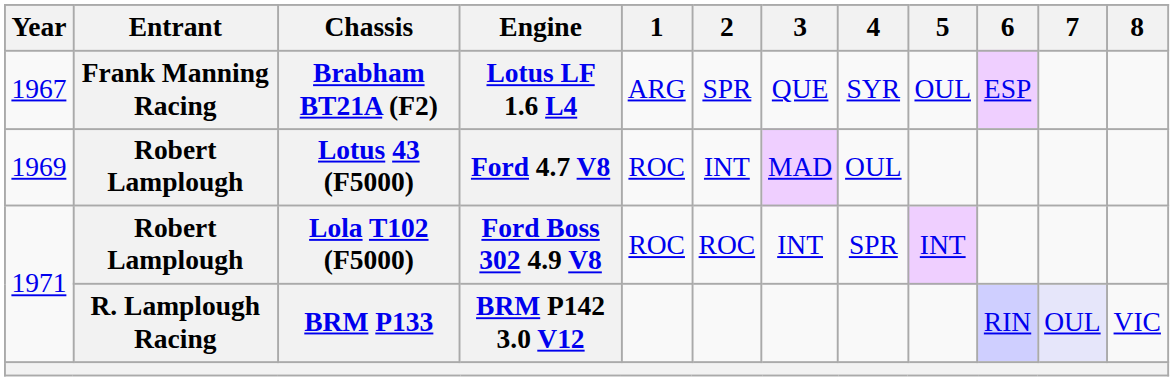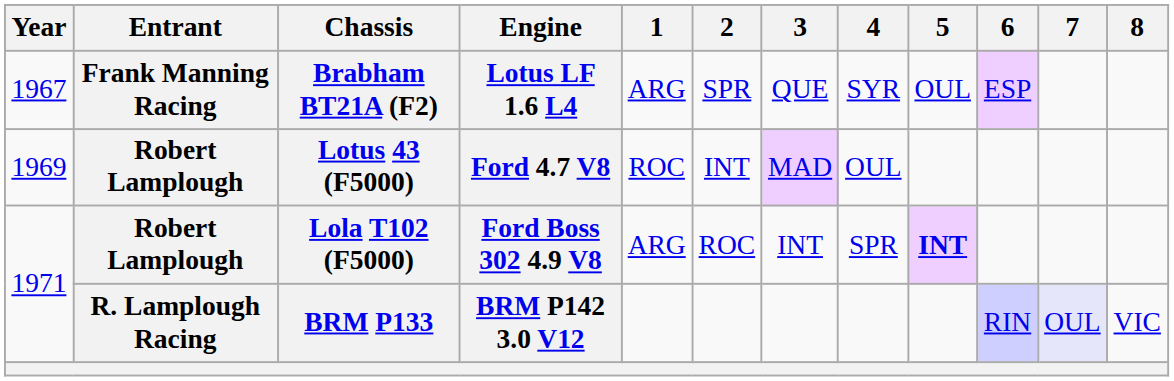(657, 244) ROC -> (657, 244) ARG
(943, 244) normal -> (943, 244) bold
